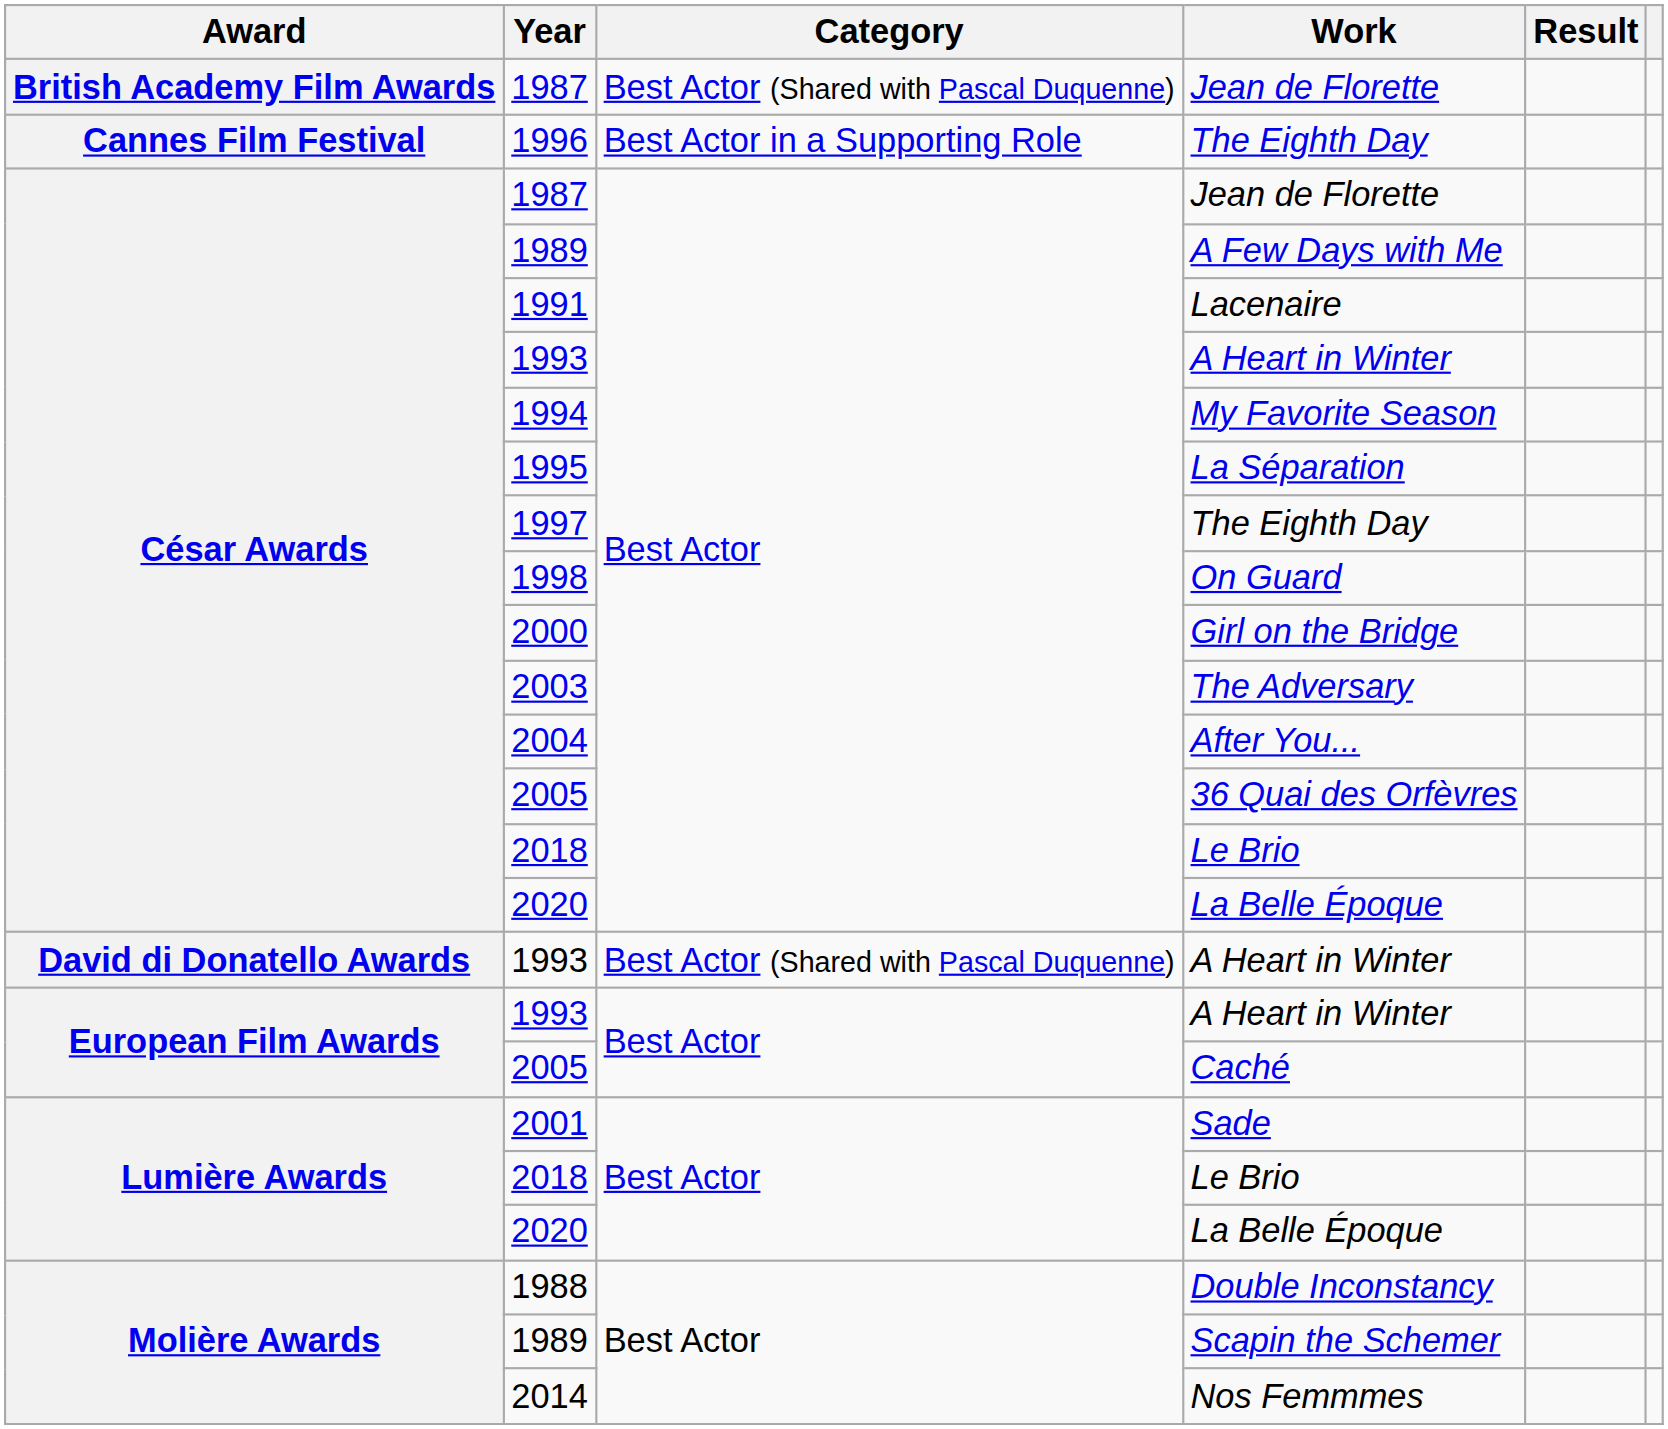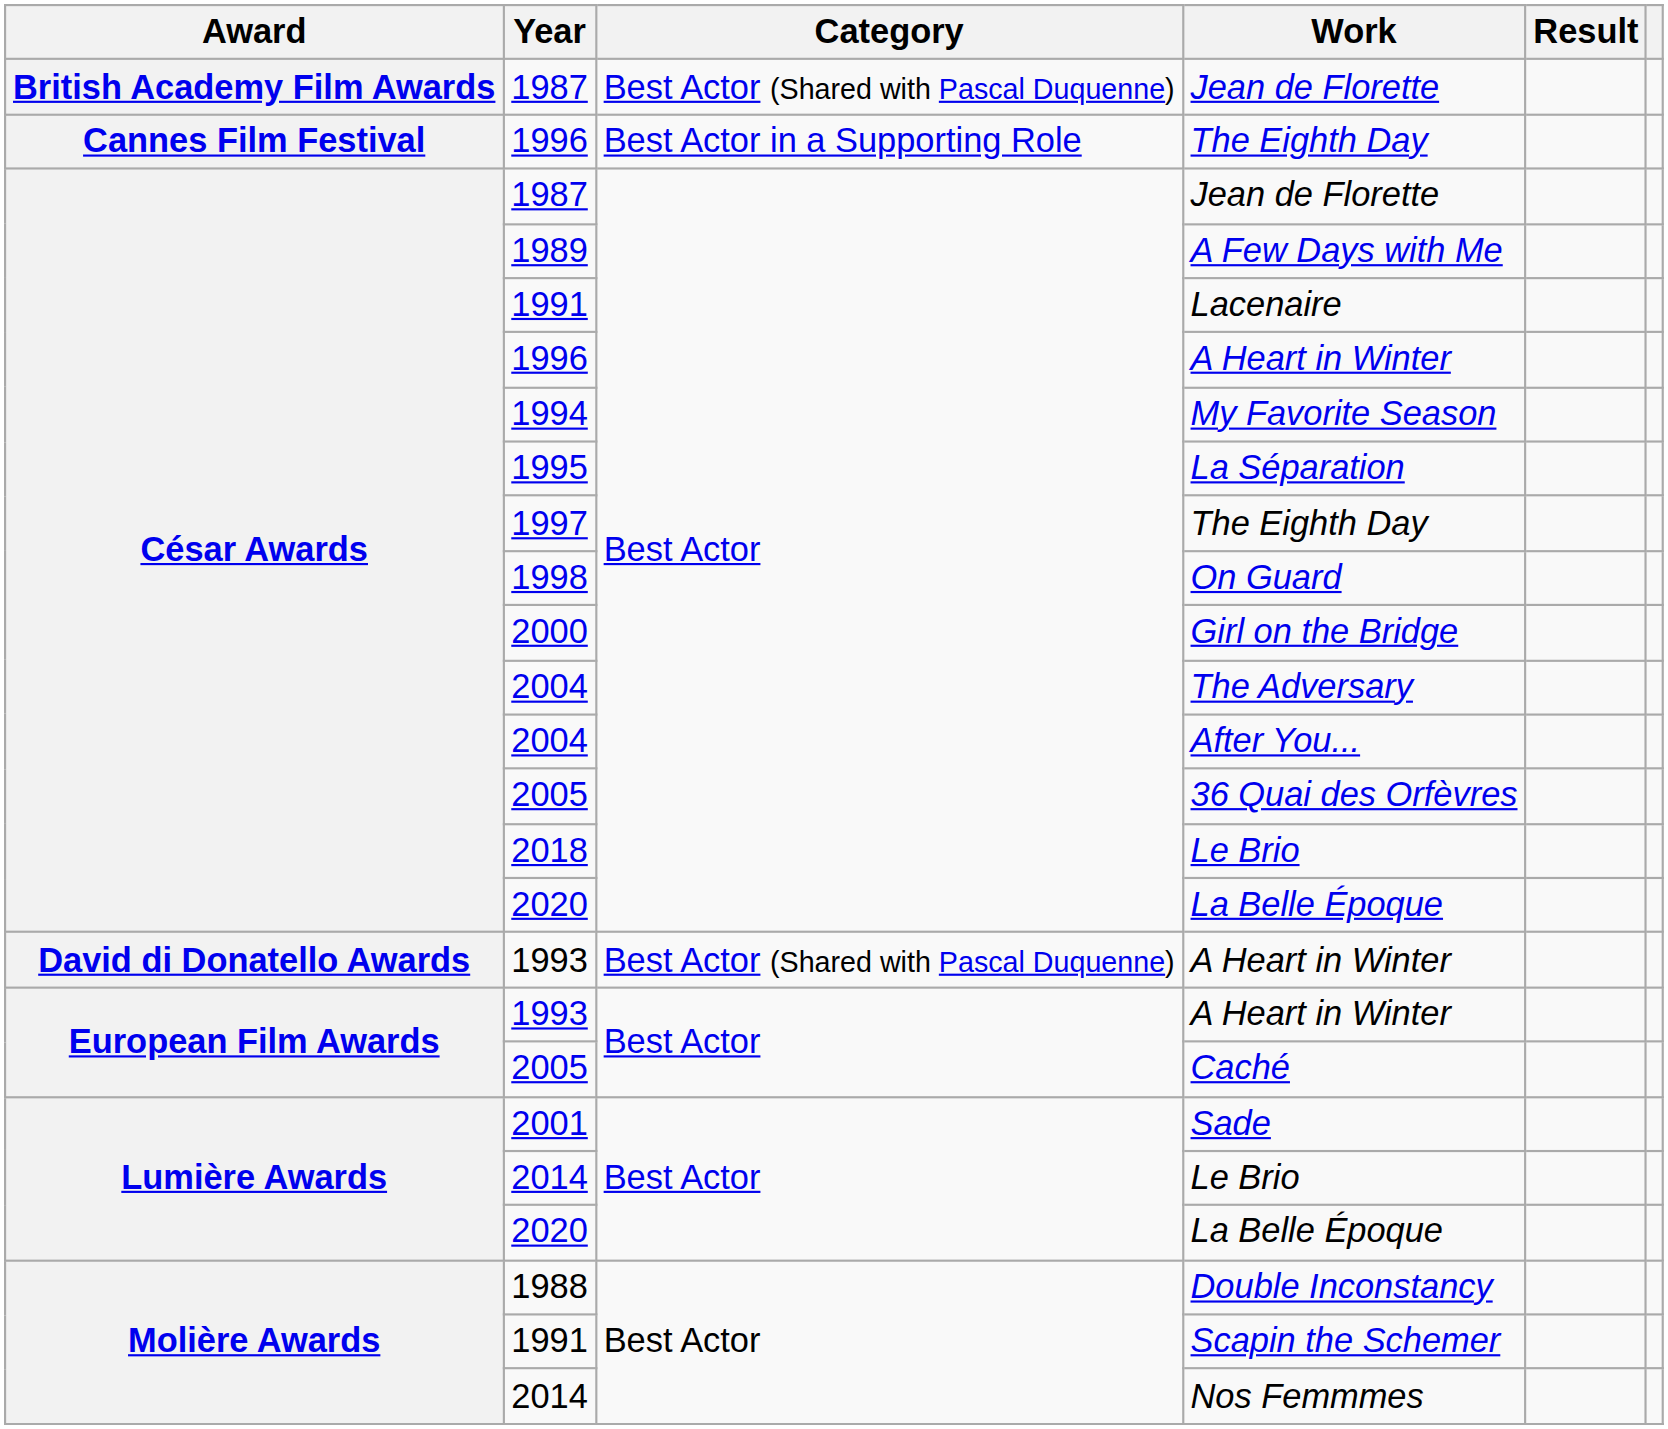(550, 359) 1993 -> (550, 359) 1996
(550, 686) 2003 -> (550, 686) 2004
(550, 1177) 2018 -> (550, 1177) 2014
(550, 1341) 1989 -> (550, 1341) 1991
